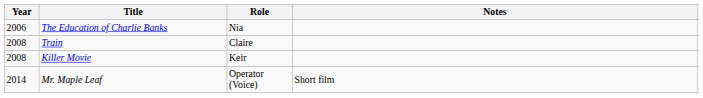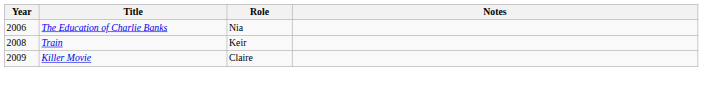(241, 43) Claire -> (238, 43) Keir
(16, 58) 2008 -> (16, 58) 2009
(238, 58) Keir -> (241, 58) Claire
- row: (72, 79)
